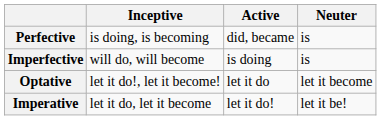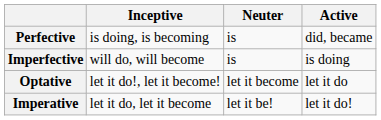columns swapped: (260, 15) <-> (336, 15)
